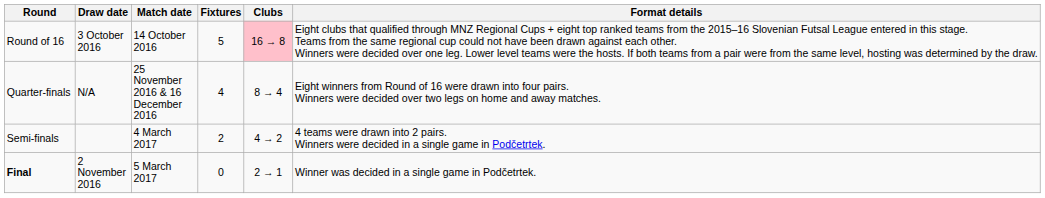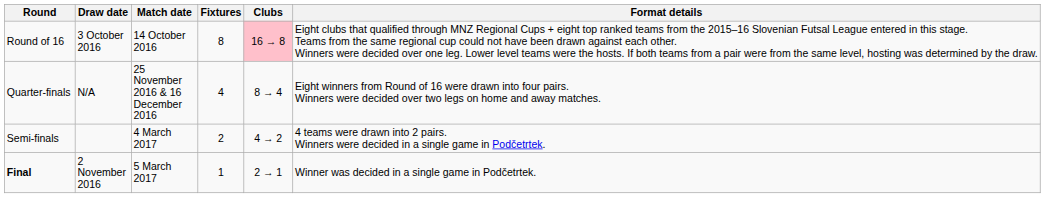(221, 41) 5 -> (221, 41) 8
(221, 173) 0 -> (221, 173) 1
